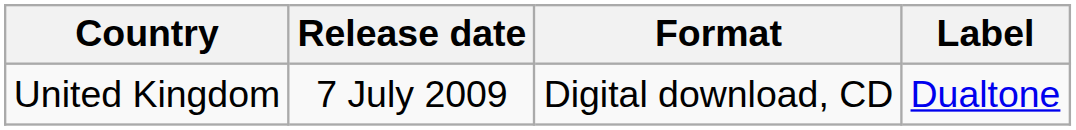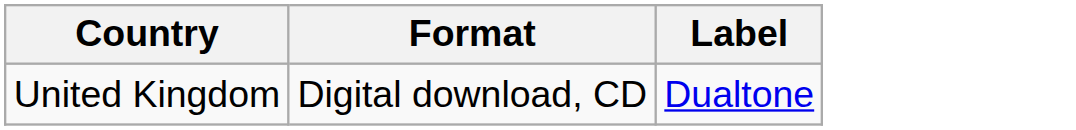- column: (412, 34)
